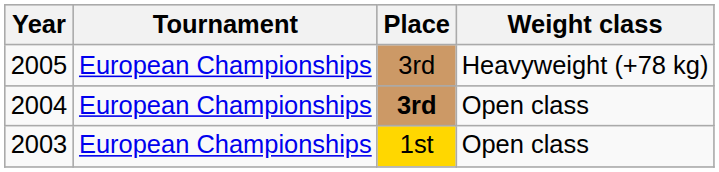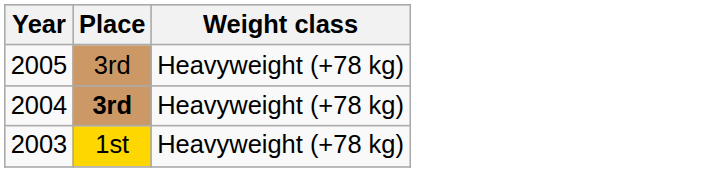- column: (225, 24)
(525, 105) Open class -> (281, 105) Heavyweight (+78 kg)
(525, 145) Open class -> (281, 145) Heavyweight (+78 kg)
